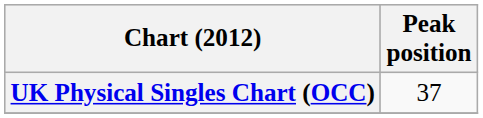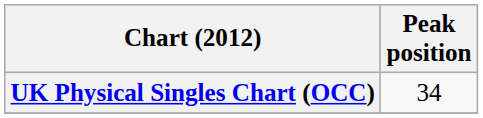(429, 92) 37 -> (429, 92) 34
